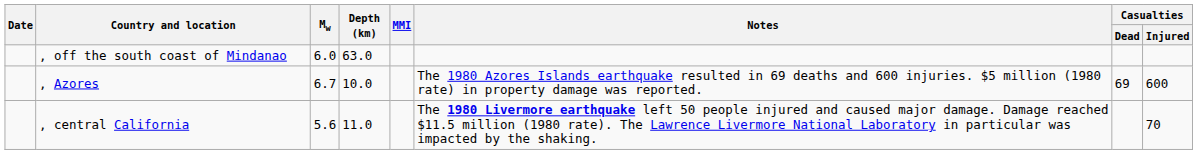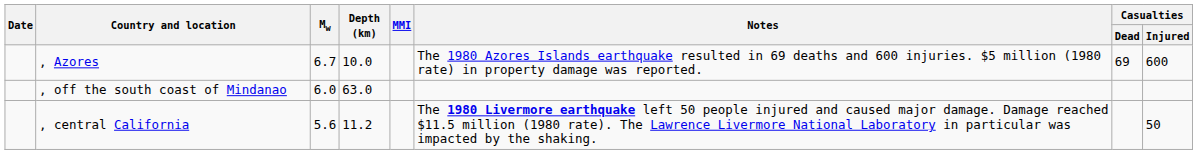rows swapped: (69, 83) <-> (163, 55)
(357, 125) 11.0 -> (357, 125) 11.2
(1153, 125) 70 -> (1153, 125) 50
